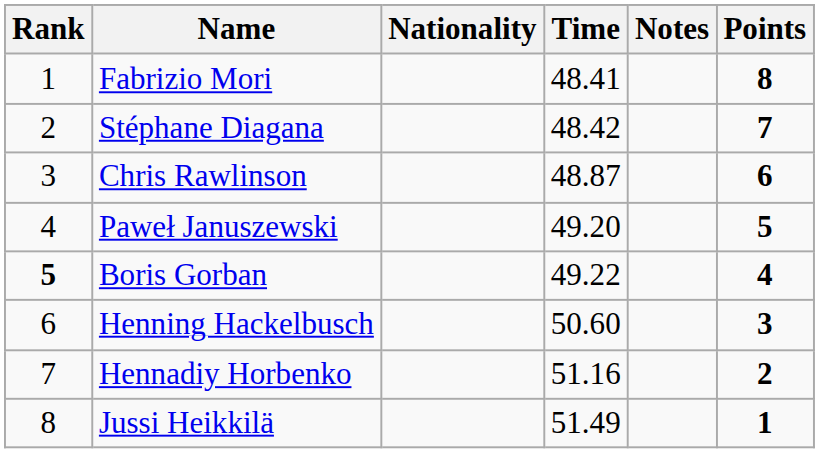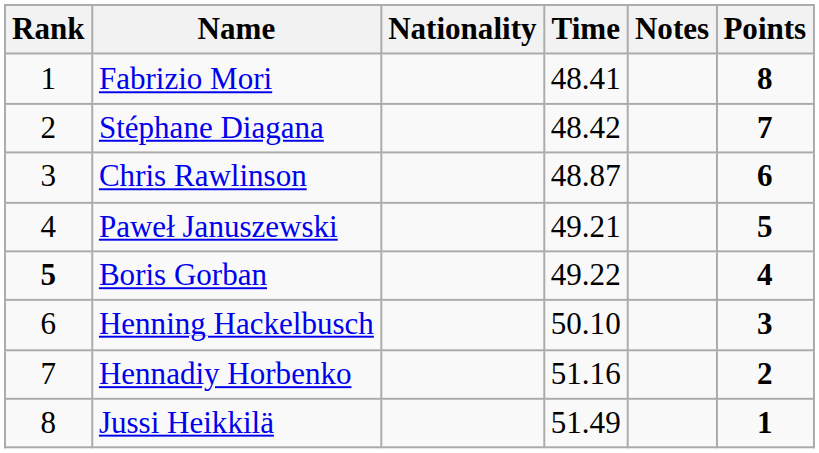(586, 226) 49.20 -> (586, 226) 49.21
(586, 324) 50.60 -> (586, 324) 50.10
